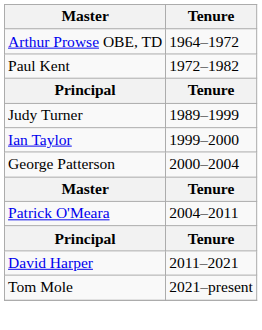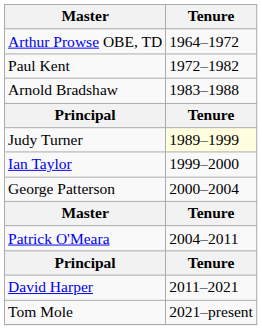+ row: (63, 90)
(204, 115) no background -> (204, 139) lightyellow background
